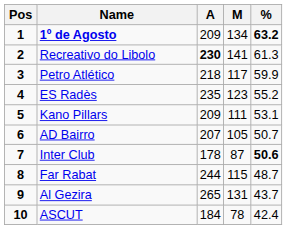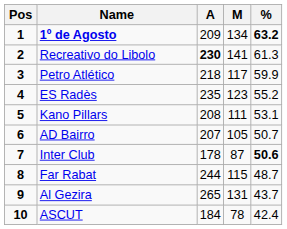(210, 115) 209 -> (210, 115) 208
